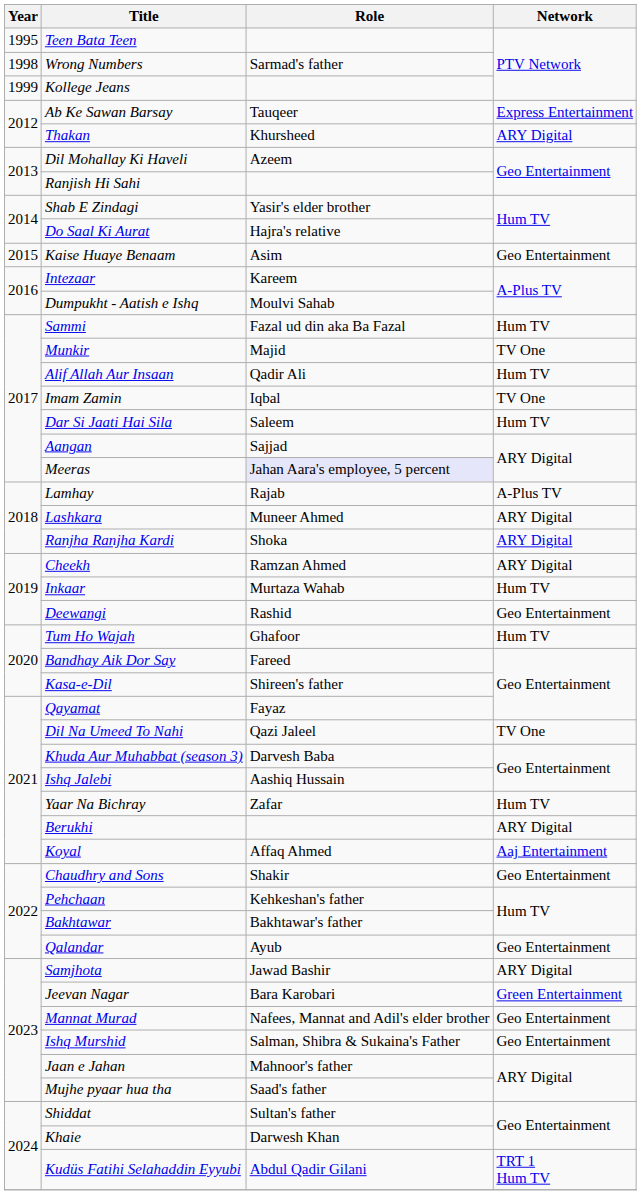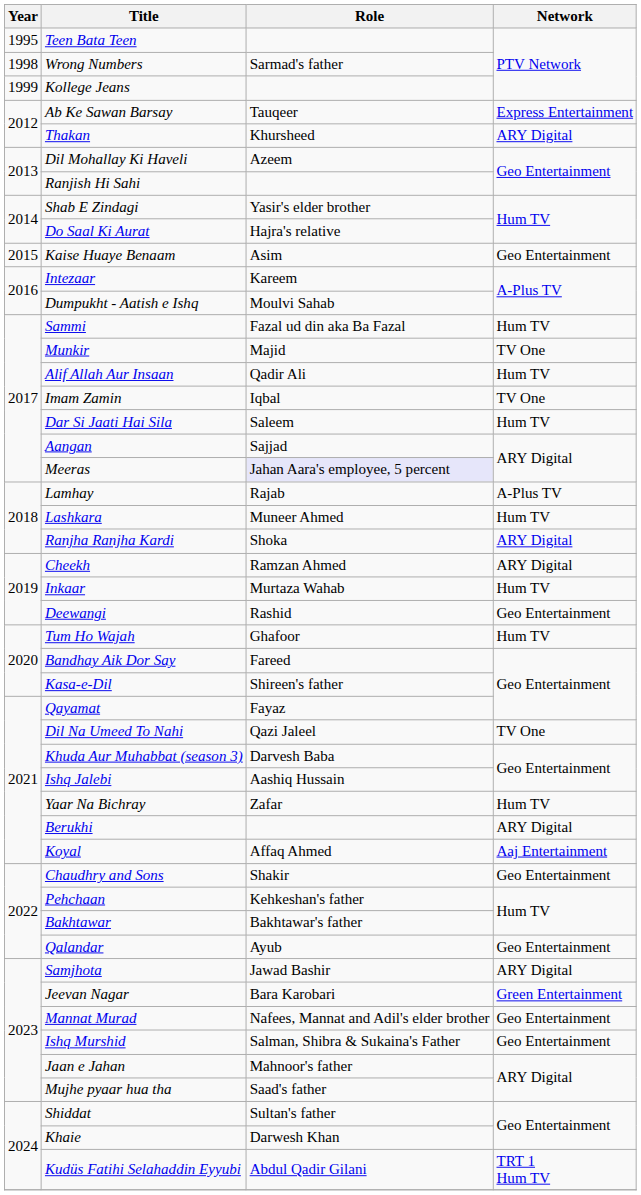(534, 517) ARY Digital -> (523, 517) Hum TV
